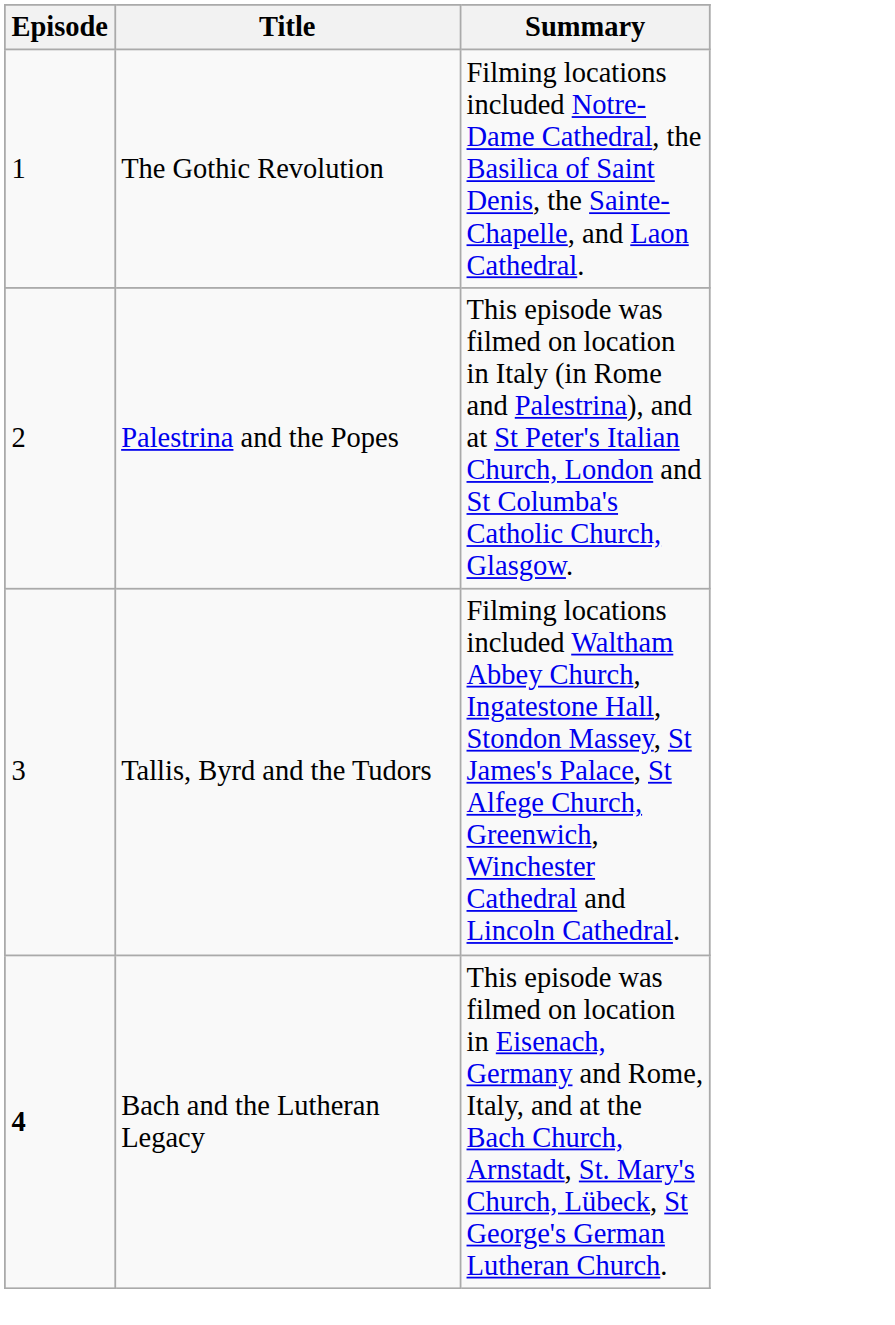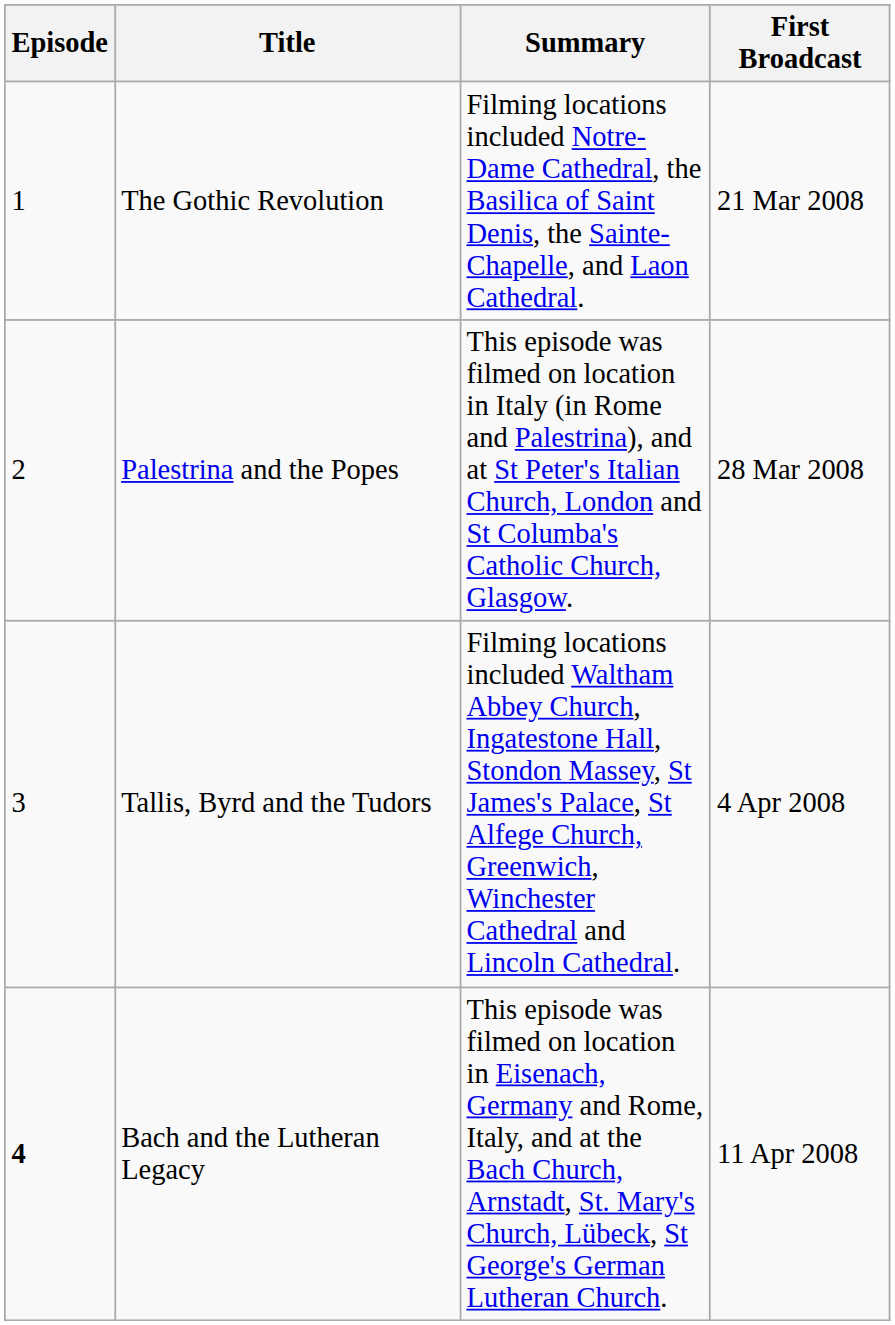+ column: (800, 43)
